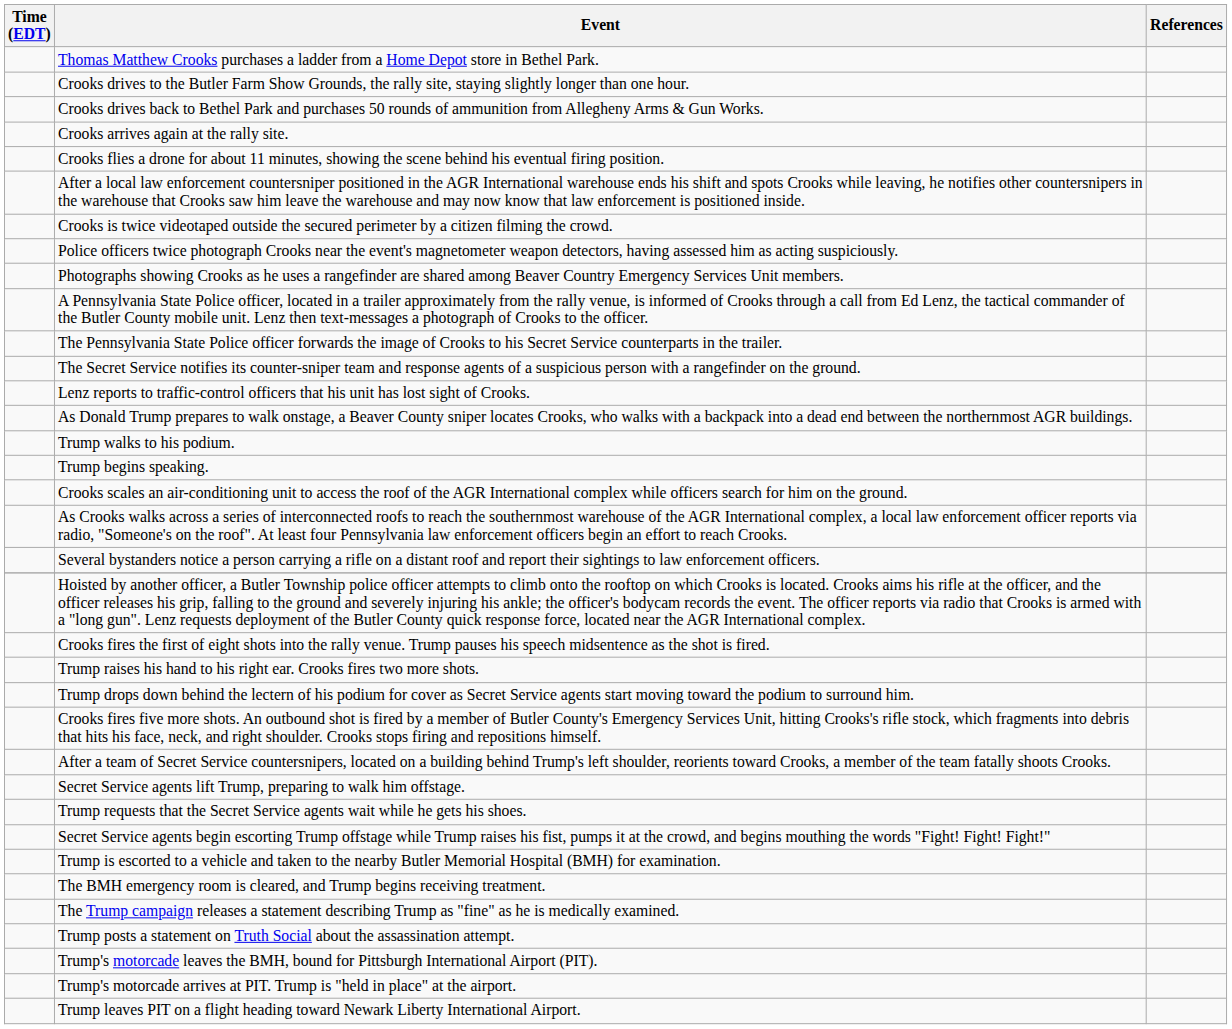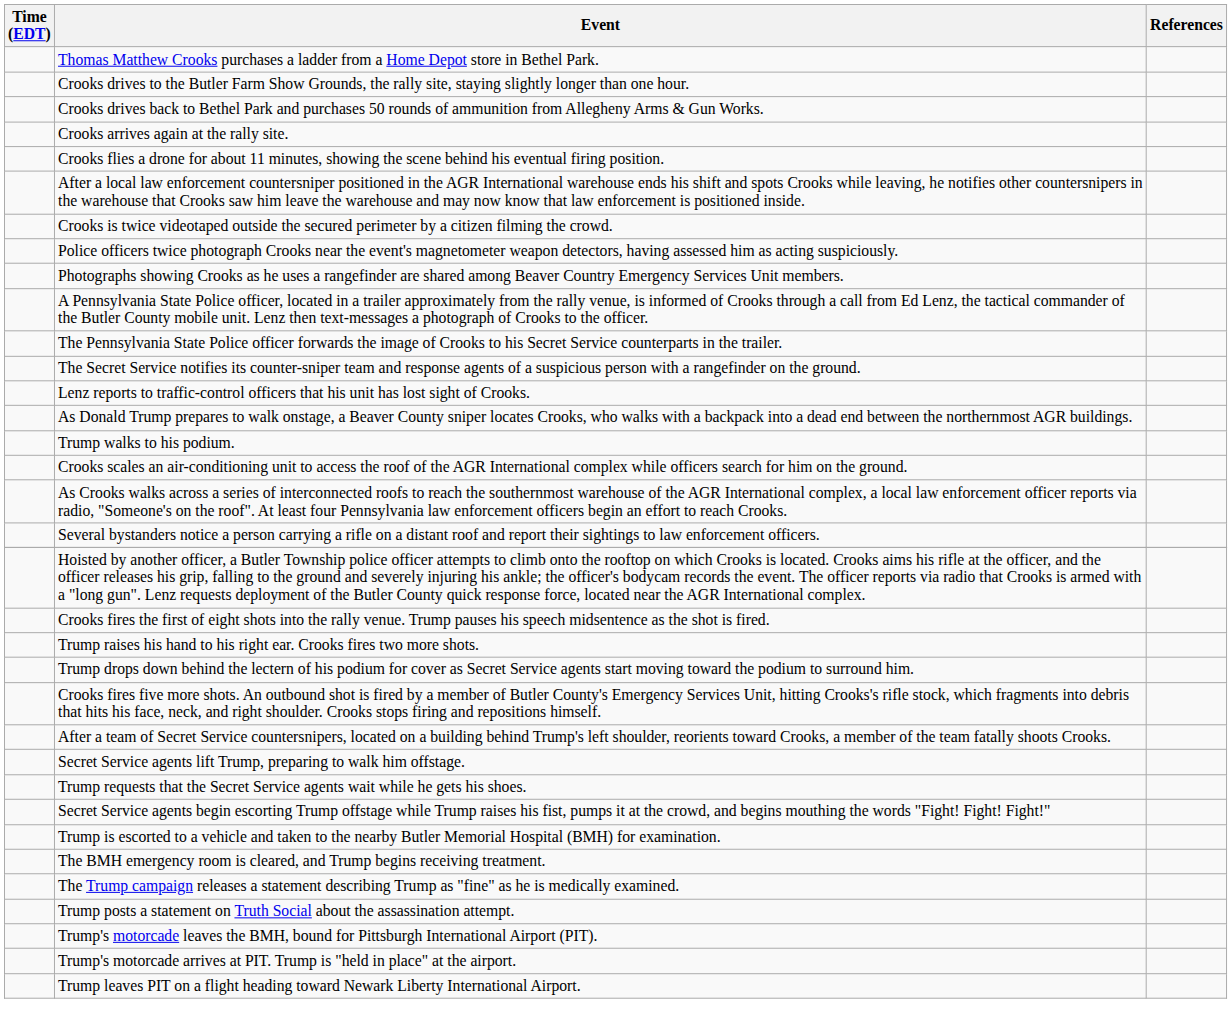- row: (133, 467)
